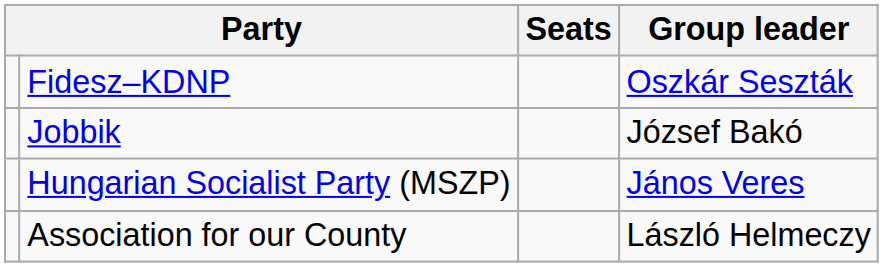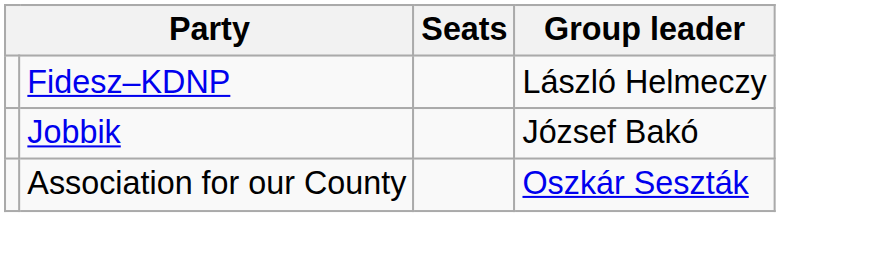(740, 81) Oszkár Seszták -> (645, 81) László Helmeczy
- row: (269, 183)
(749, 235) László Helmeczy -> (636, 183) Oszkár Seszták
